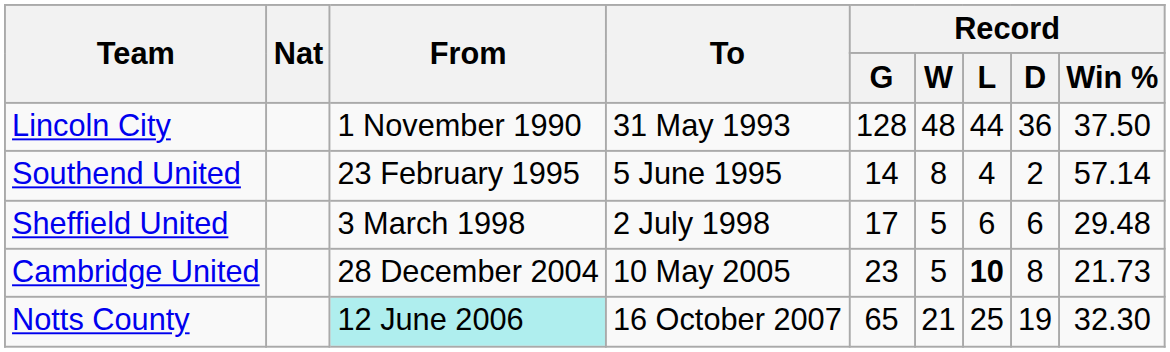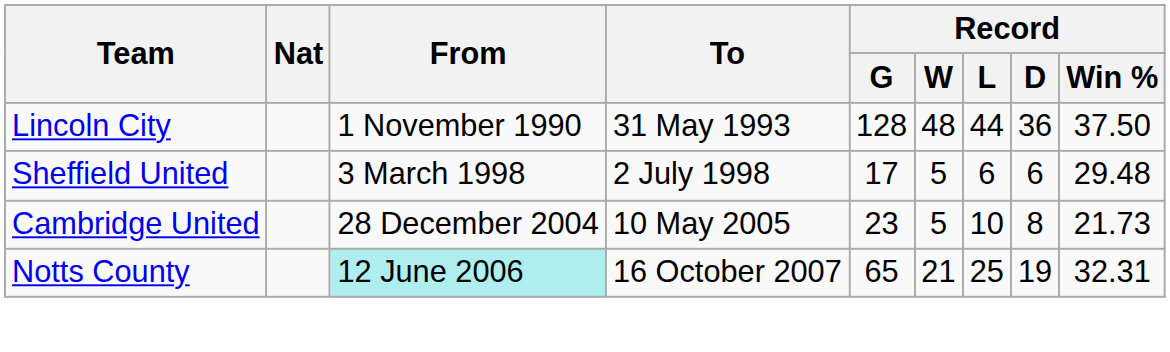- row: (126, 175)
(987, 272) bold -> (987, 223) normal
(1112, 321) 32.30 -> (1112, 272) 32.31
